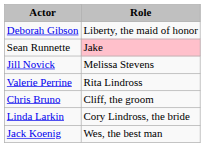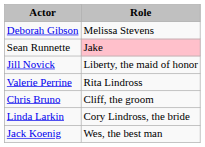(141, 30) Liberty, the maid of honor -> (119, 30) Melissa Stevens
(119, 64) Melissa Stevens -> (141, 64) Liberty, the maid of honor
